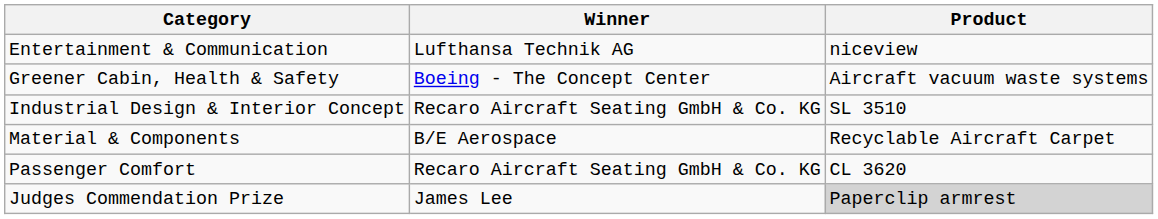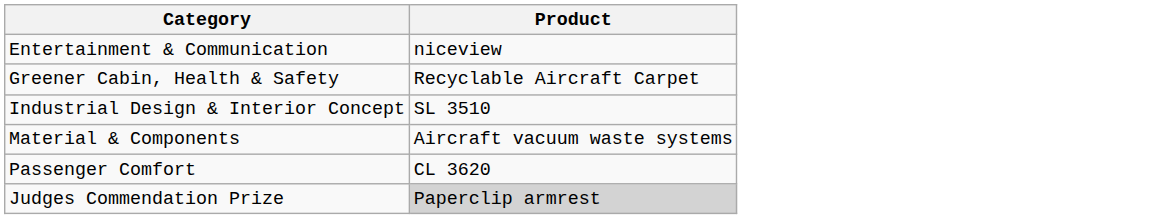- column: (617, 20)
(989, 79) Aircraft vacuum waste systems -> (557, 79) Recyclable Aircraft Carpet
(973, 139) Recyclable Aircraft Carpet -> (573, 139) Aircraft vacuum waste systems
